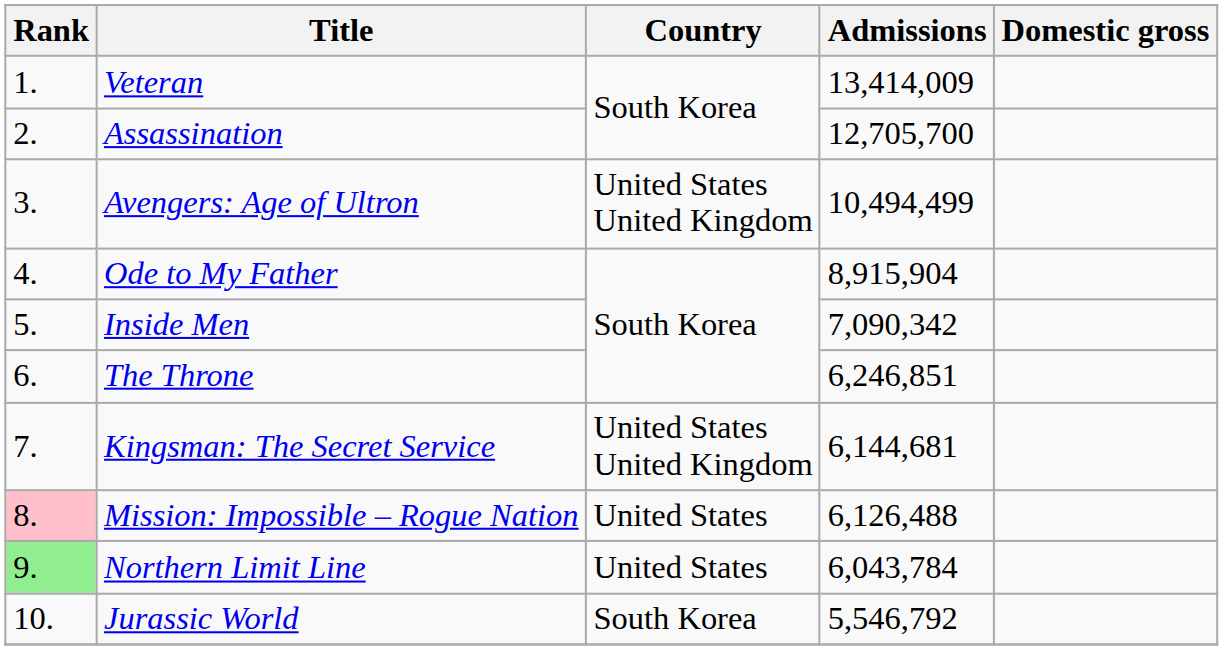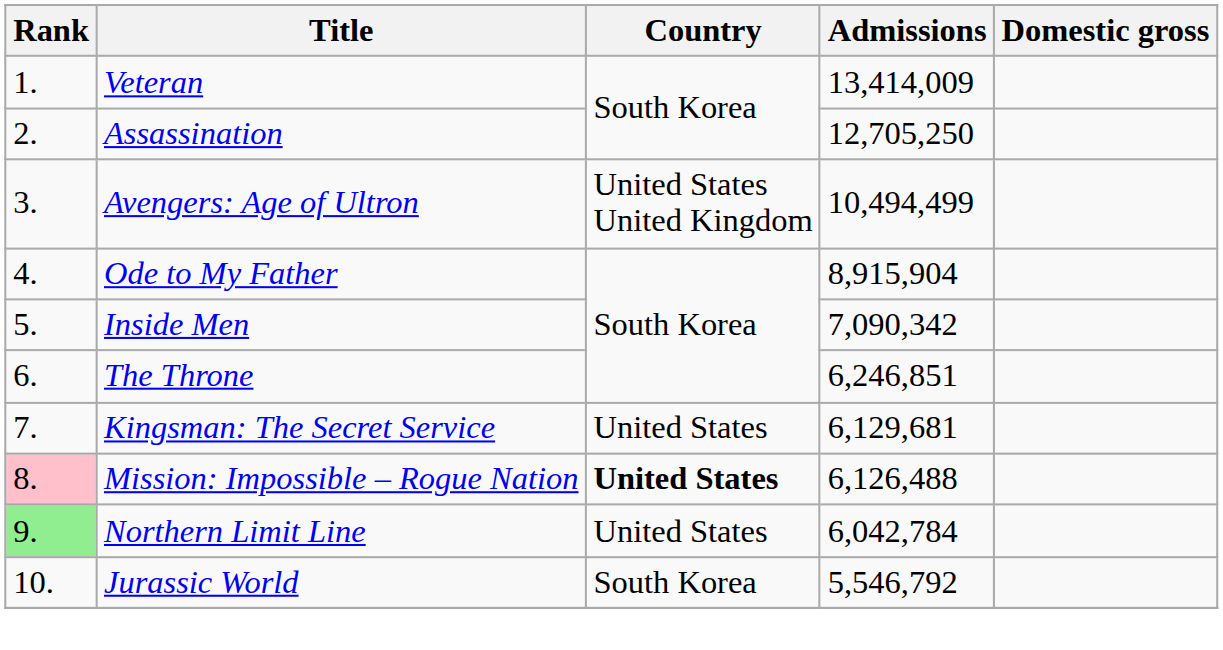(901, 133) 12,705,700 -> (901, 133) 12,705,250
(703, 445) United States United Kingdom -> (681, 427) United States
(893, 445) 6,144,681 -> (893, 427) 6,129,681
(681, 515) normal -> (686, 478) bold
(893, 566) 6,043,784 -> (893, 530) 6,042,784
